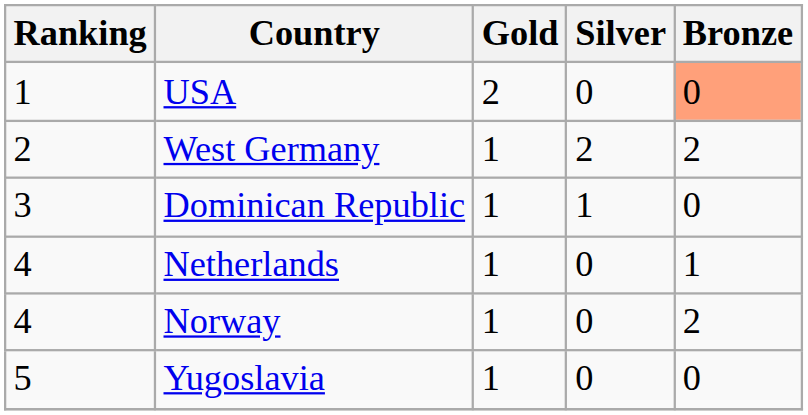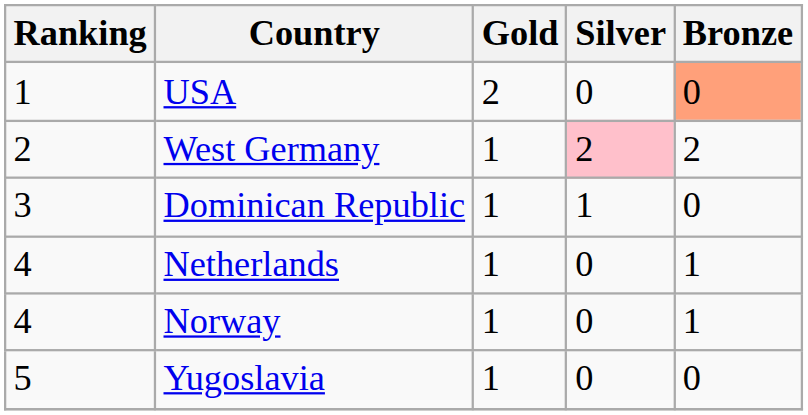(584, 148) no background -> (584, 148) pink background
(692, 321) 2 -> (692, 321) 1
